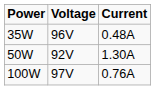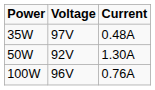(62, 34) 96V -> (62, 34) 97V
(62, 74) 97V -> (62, 74) 96V
